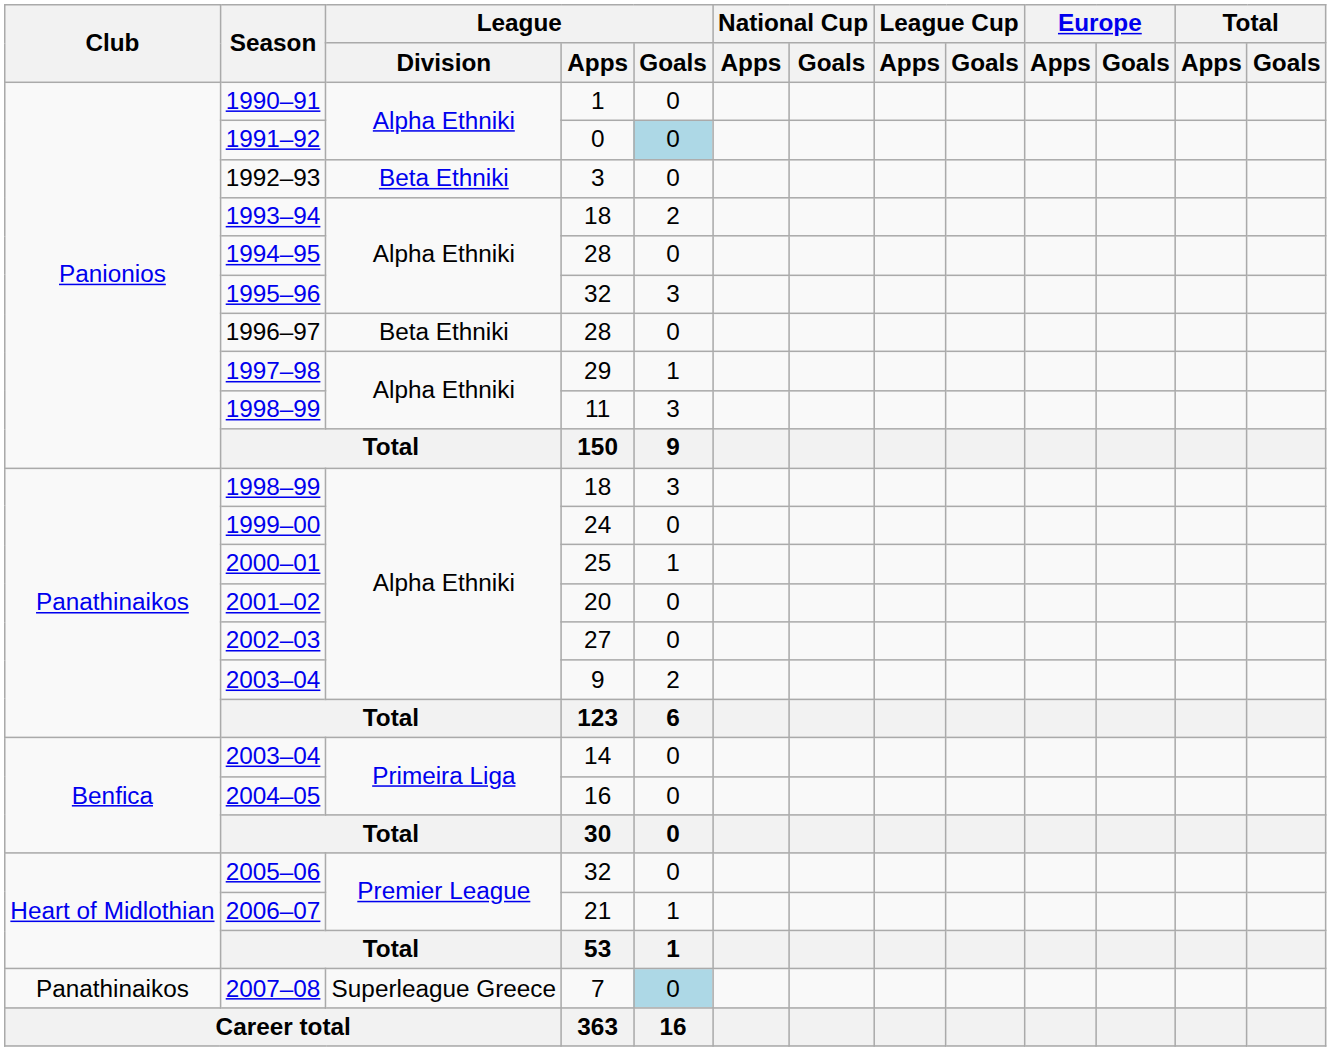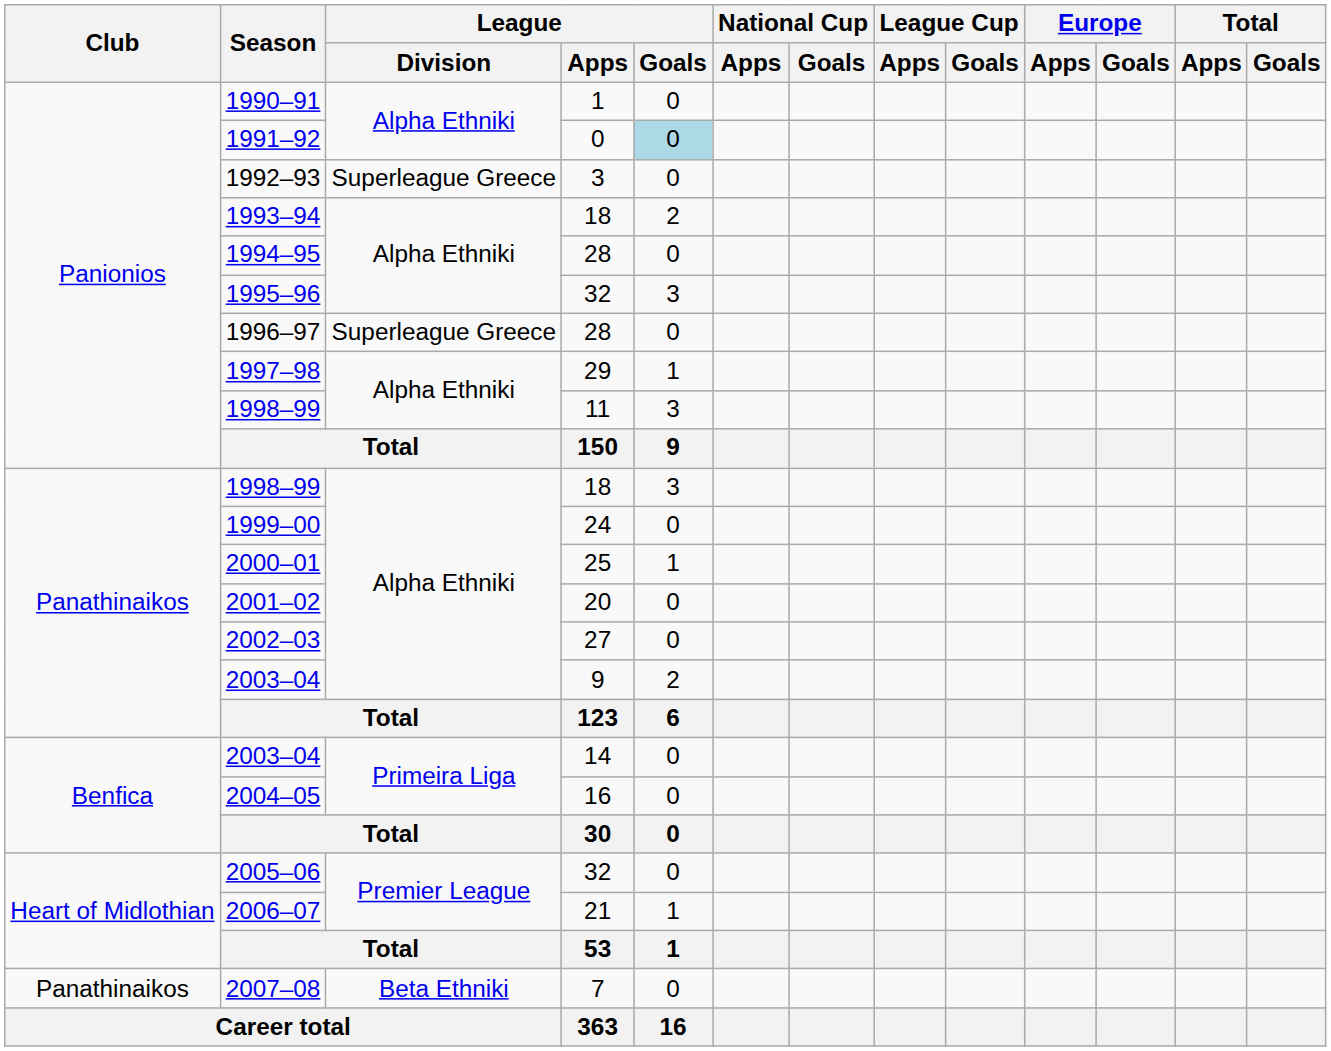(444, 178) Beta Ethniki -> (444, 178) Superleague Greece
(444, 332) Beta Ethniki -> (444, 332) Superleague Greece
(444, 988) Superleague Greece -> (444, 988) Beta Ethniki
(673, 988) lightblue background -> (673, 988) no background
